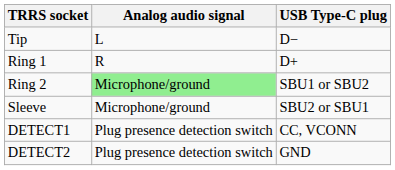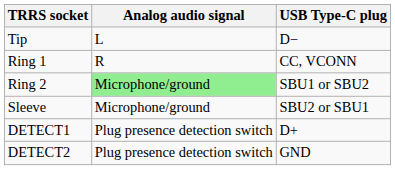(289, 61) D+ -> (318, 61) CC, VCONN
(318, 130) CC, VCONN -> (289, 130) D+
